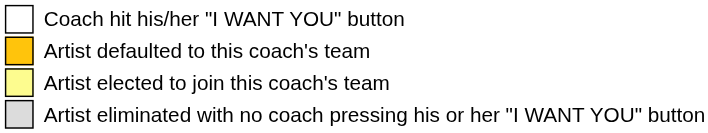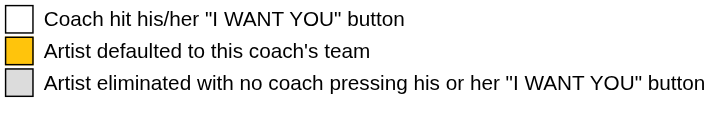- row: (214, 83)
